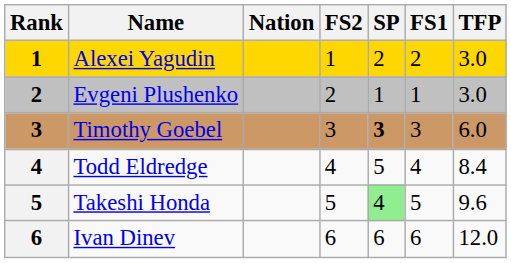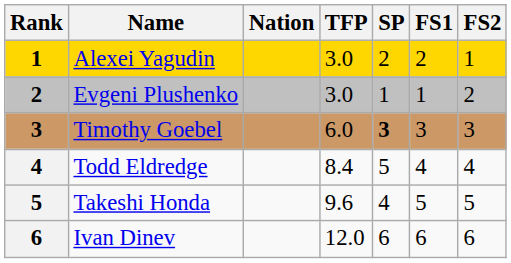columns swapped: (480, 22) <-> (344, 22)
(379, 202) lightgreen background -> (384, 202) no background
